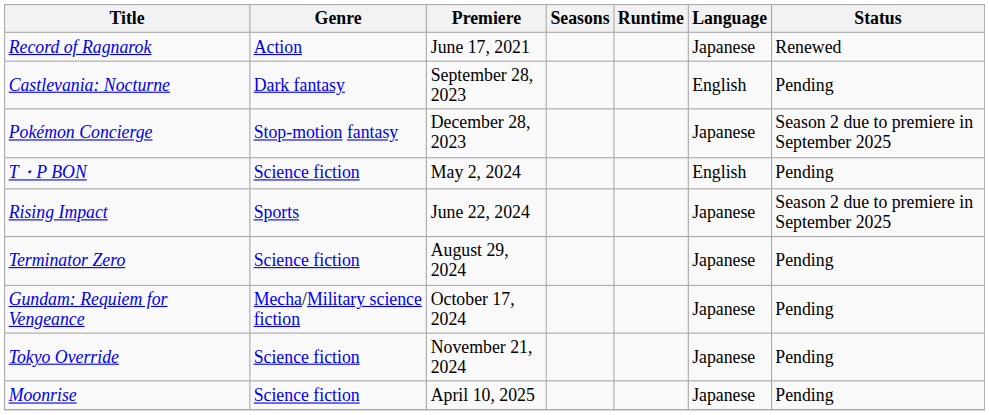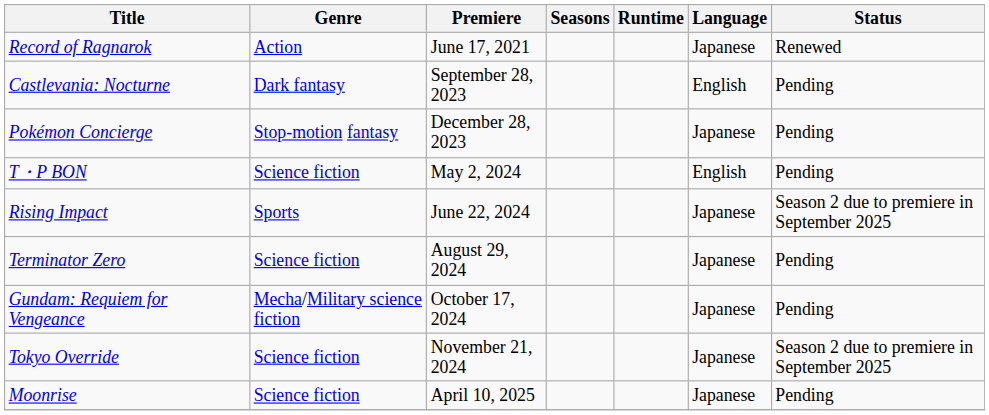(874, 133) Season 2 due to premiere in September 2025 -> (804, 133) Pending
(804, 357) Pending -> (874, 357) Season 2 due to premiere in September 2025
